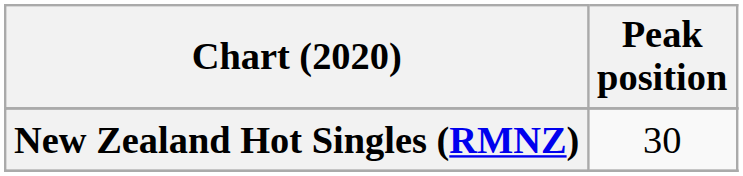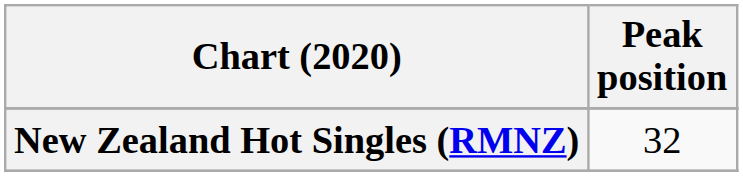(662, 139) 30 -> (662, 139) 32
